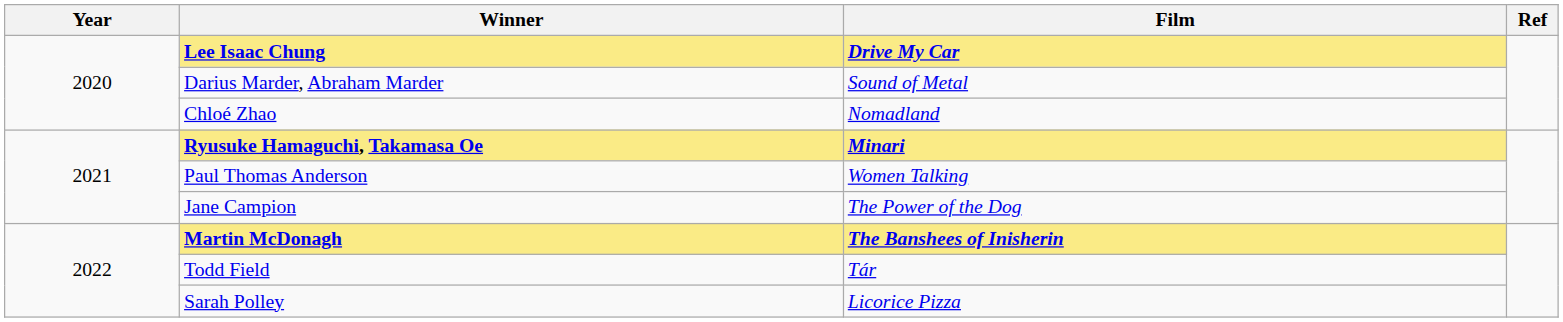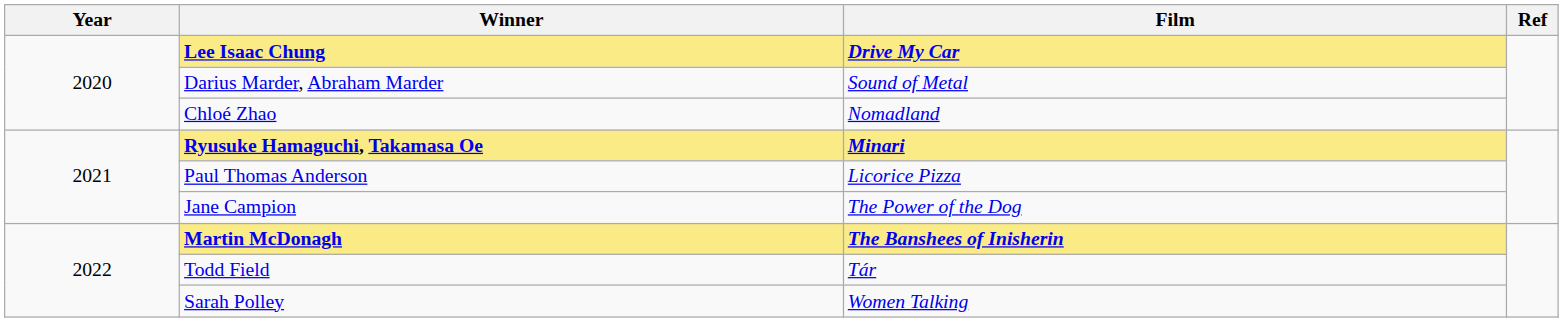(908, 176) Women Talking -> (904, 176) Licorice Pizza
(904, 301) Licorice Pizza -> (908, 301) Women Talking
